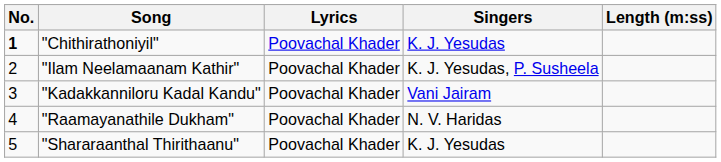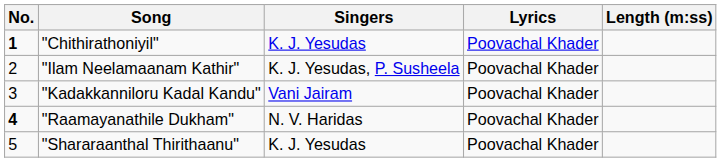columns swapped: (503, 17) <-> (334, 17)
(13, 119) normal -> (13, 119) bold
